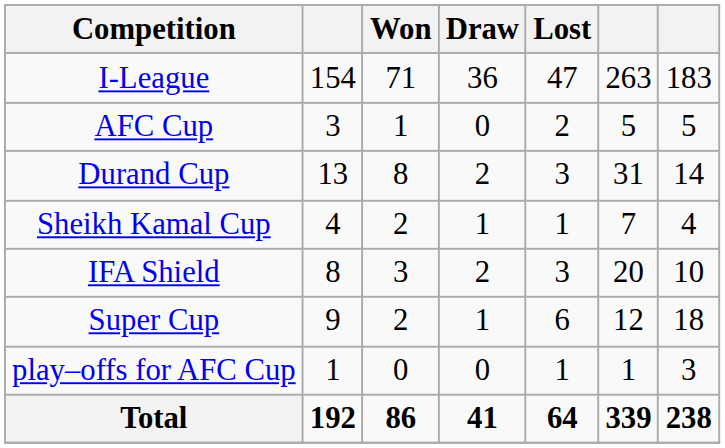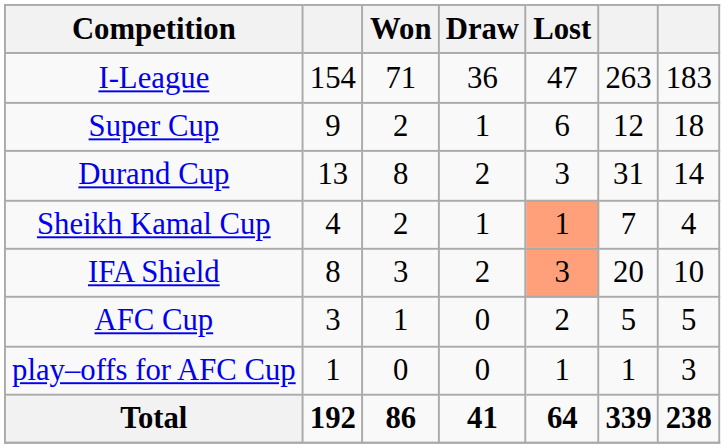rows swapped: (154, 321) <-> (154, 126)
(562, 223) no background -> (562, 223) lightsalmon background
(562, 272) no background -> (562, 272) lightsalmon background
